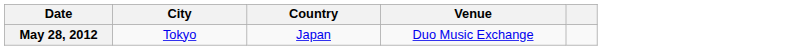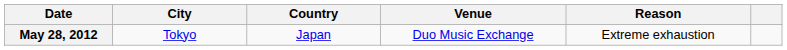+ column: (658, 14)
